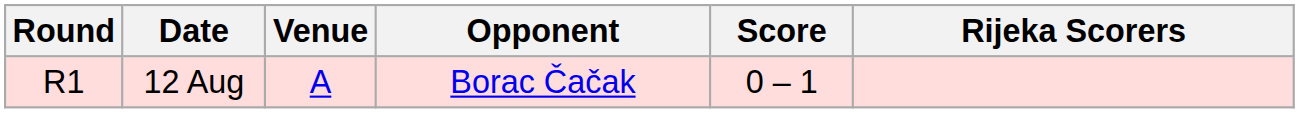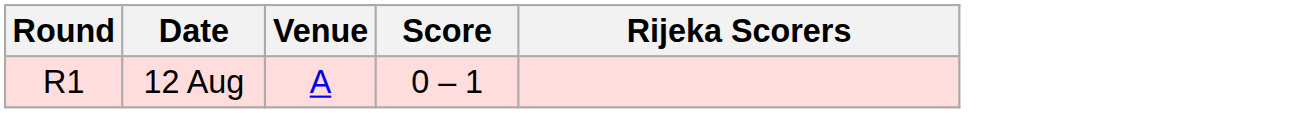- column: (543, 31)
